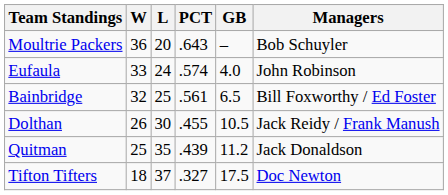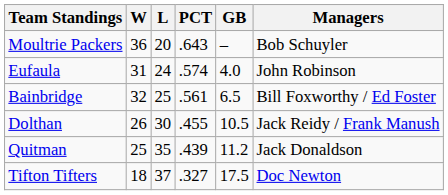(138, 70) 33 -> (138, 70) 31
